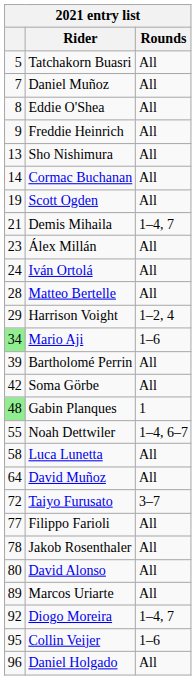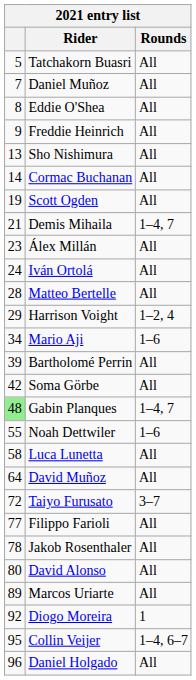(15, 339) lightgreen background -> (15, 339) no background
(142, 408) 1 -> (156, 408) 1–4, 7
(163, 431) 1–4, 6–7 -> (149, 431) 1–6
(156, 616) 1–4, 7 -> (142, 616) 1
(149, 639) 1–6 -> (163, 639) 1–4, 6–7
